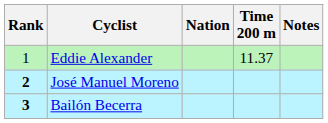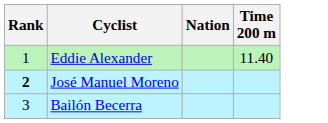- column: (301, 25)
(256, 57) 11.37 -> (256, 57) 11.40
(26, 105) bold -> (26, 105) normal
